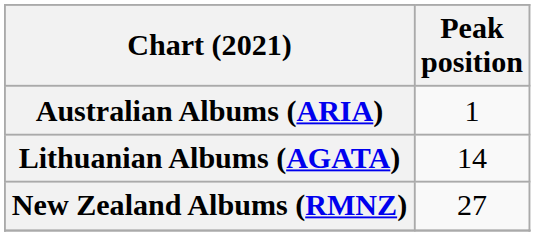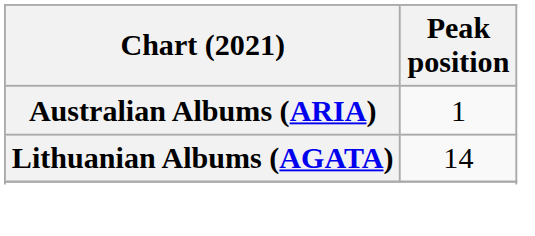- row: (210, 205)
